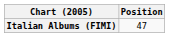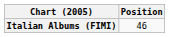(142, 26) 47 -> (142, 26) 46
